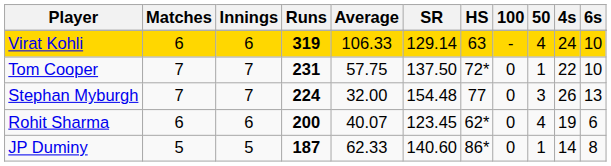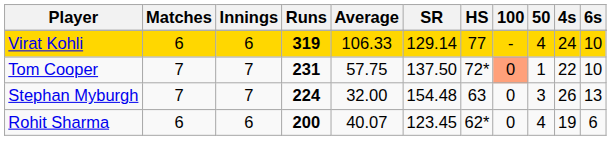(477, 43) 63 -> (477, 43) 77
(511, 69) no background -> (511, 69) lightsalmon background
(477, 95) 77 -> (477, 95) 63
- row: (48, 148)
